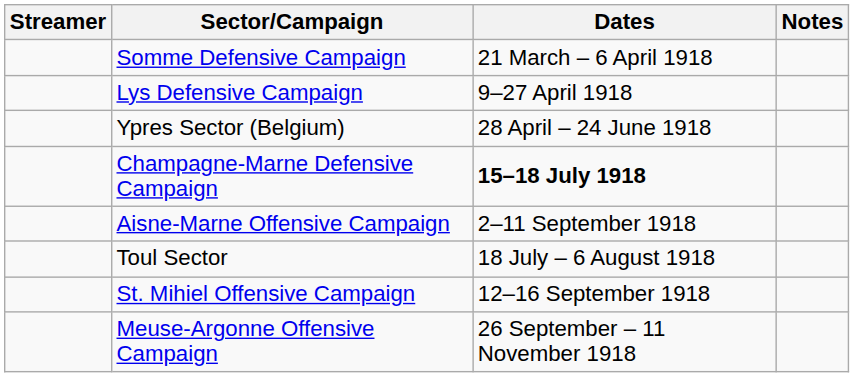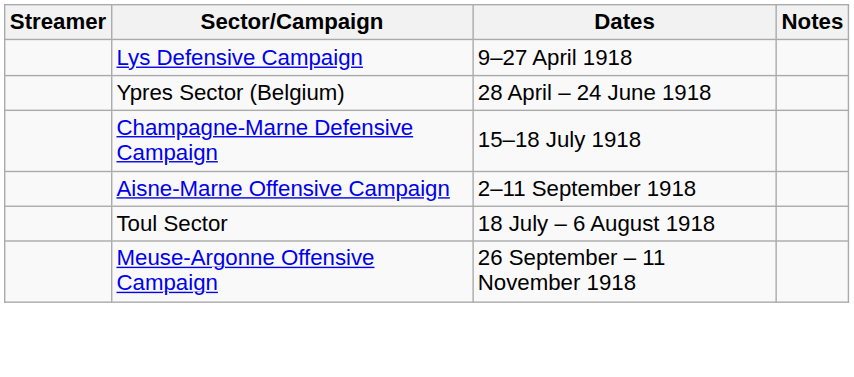- row: (261, 57)
(562, 175) bold -> (559, 140) normal
- row: (266, 294)
